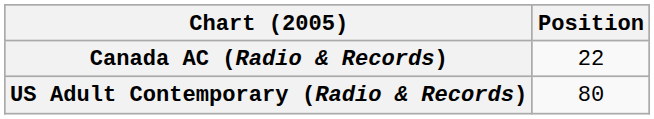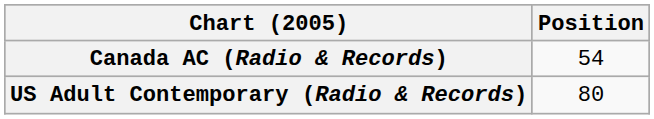(591, 59) 22 -> (591, 59) 54
